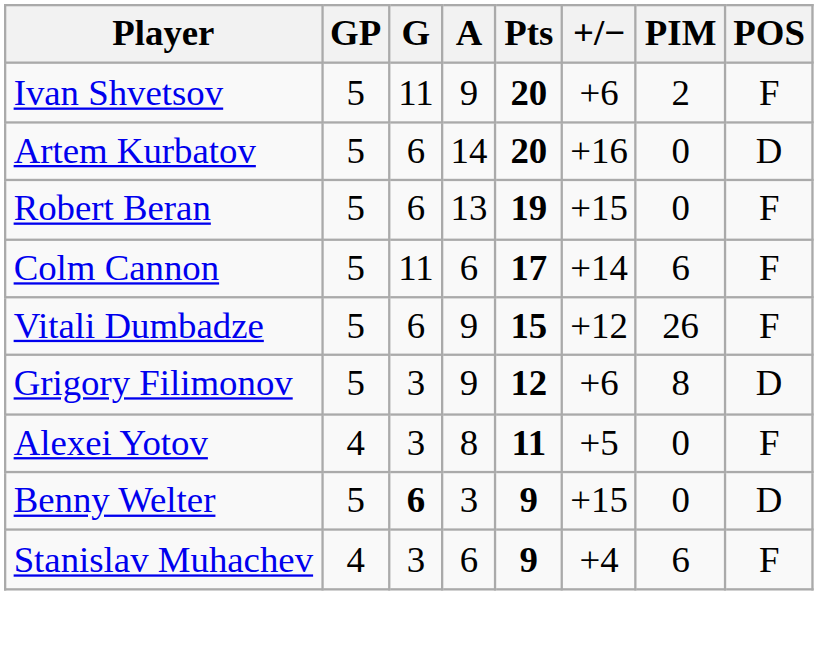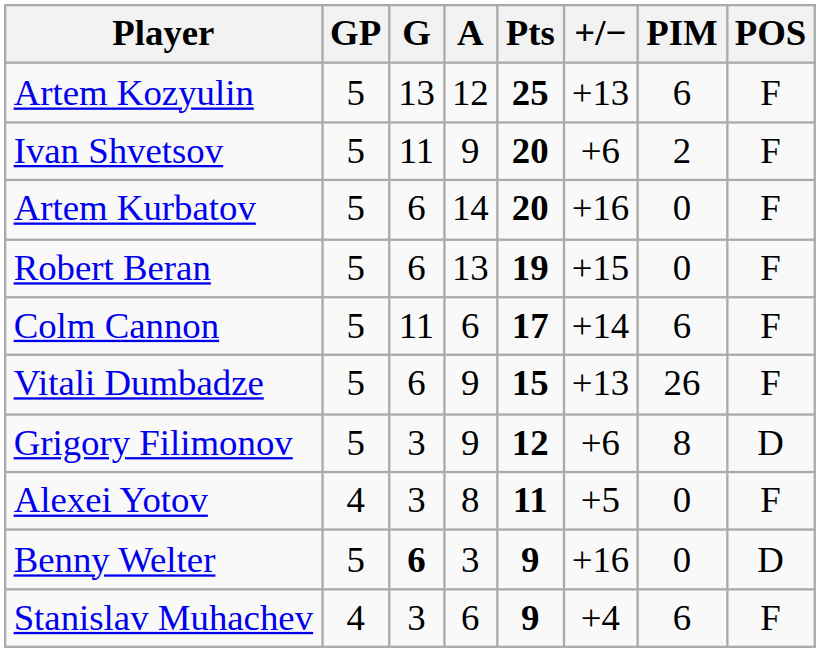+ row: (134, 92)
(769, 150) D -> (771, 208) F
(599, 325) +12 -> (600, 383) +13
(599, 500) +15 -> (600, 558) +16
